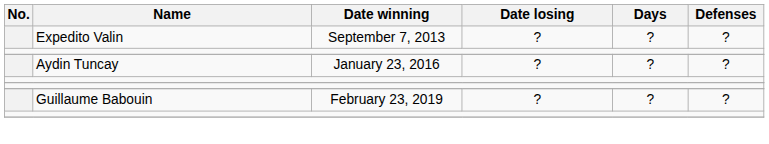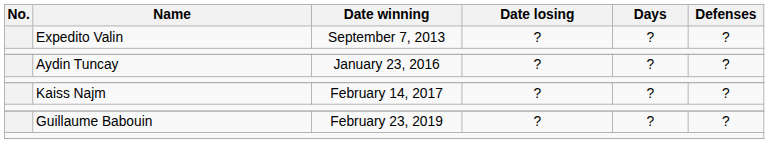+ row: (71, 93)
